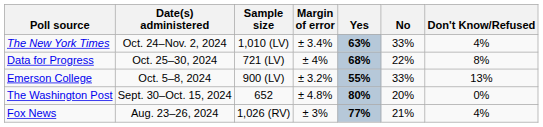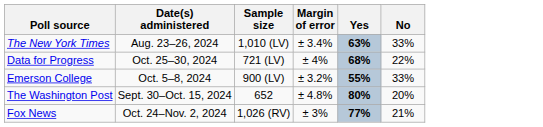- column: (481, 26)
(175, 43) Oct. 24–Nov. 2, 2024 -> (175, 43) Aug. 23–26, 2024
(175, 113) Aug. 23–26, 2024 -> (175, 113) Oct. 24–Nov. 2, 2024
